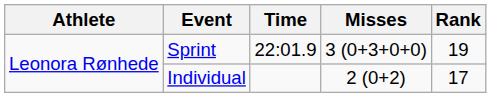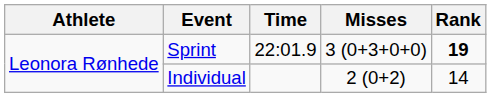(458, 49) normal -> (458, 49) bold
(458, 78) 17 -> (458, 78) 14
